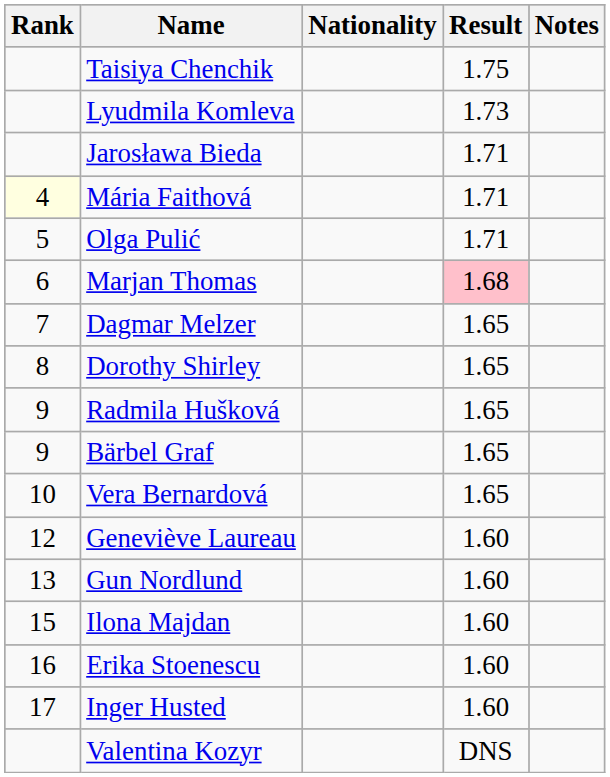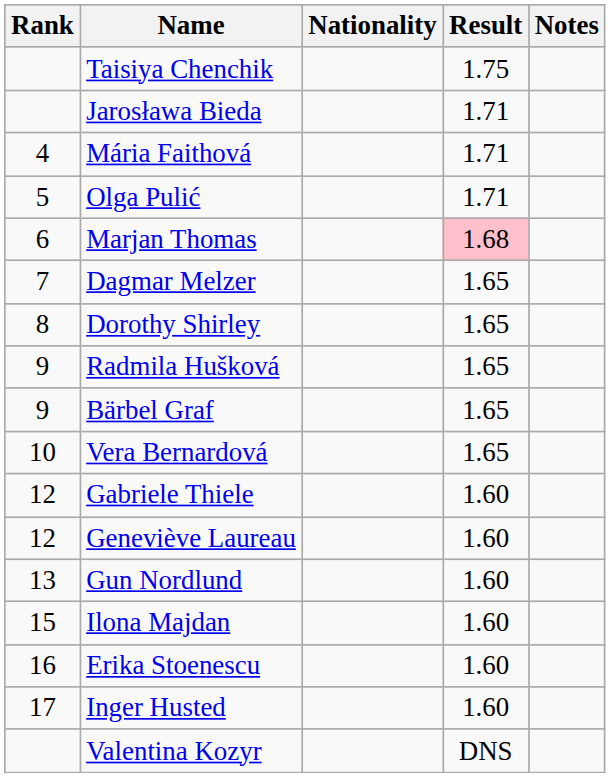- row: (190, 111)
(42, 196) lightyellow background -> (42, 153) no background
+ row: (170, 494)
